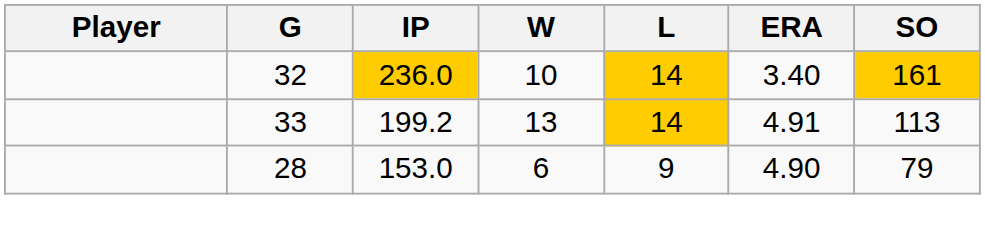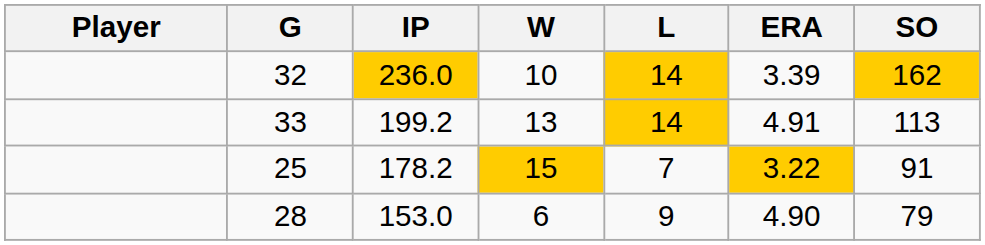(792, 74) 3.40 -> (792, 74) 3.39
(917, 74) 161 -> (917, 74) 162
+ row: (290, 168)
